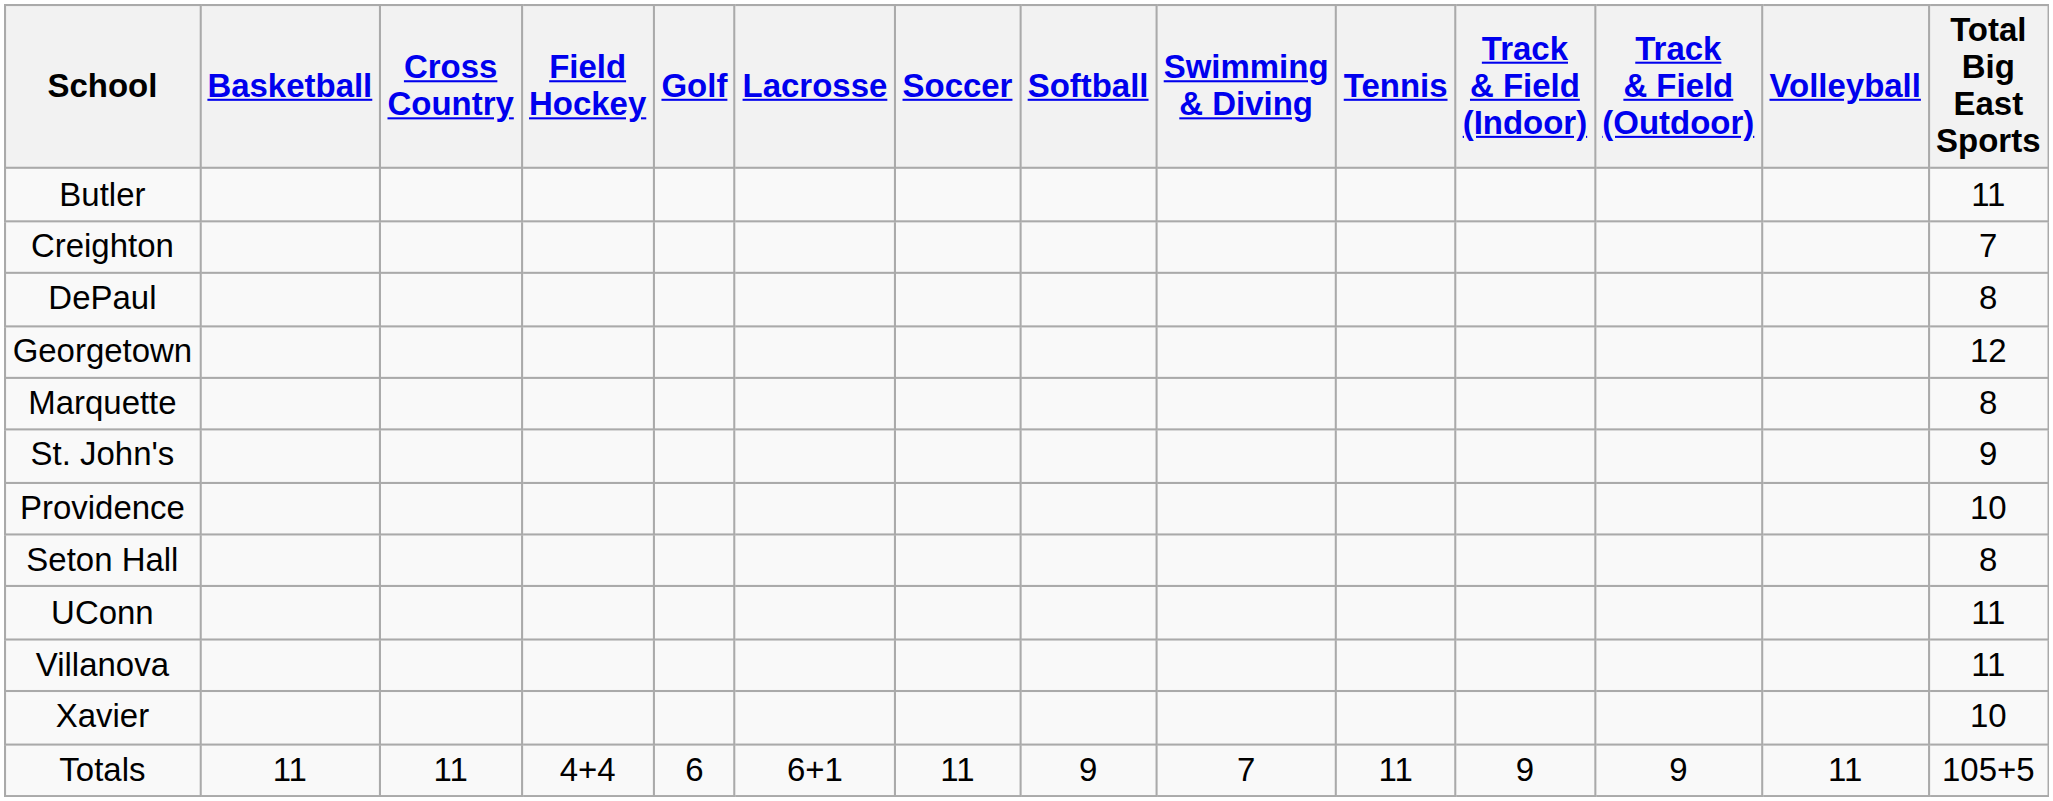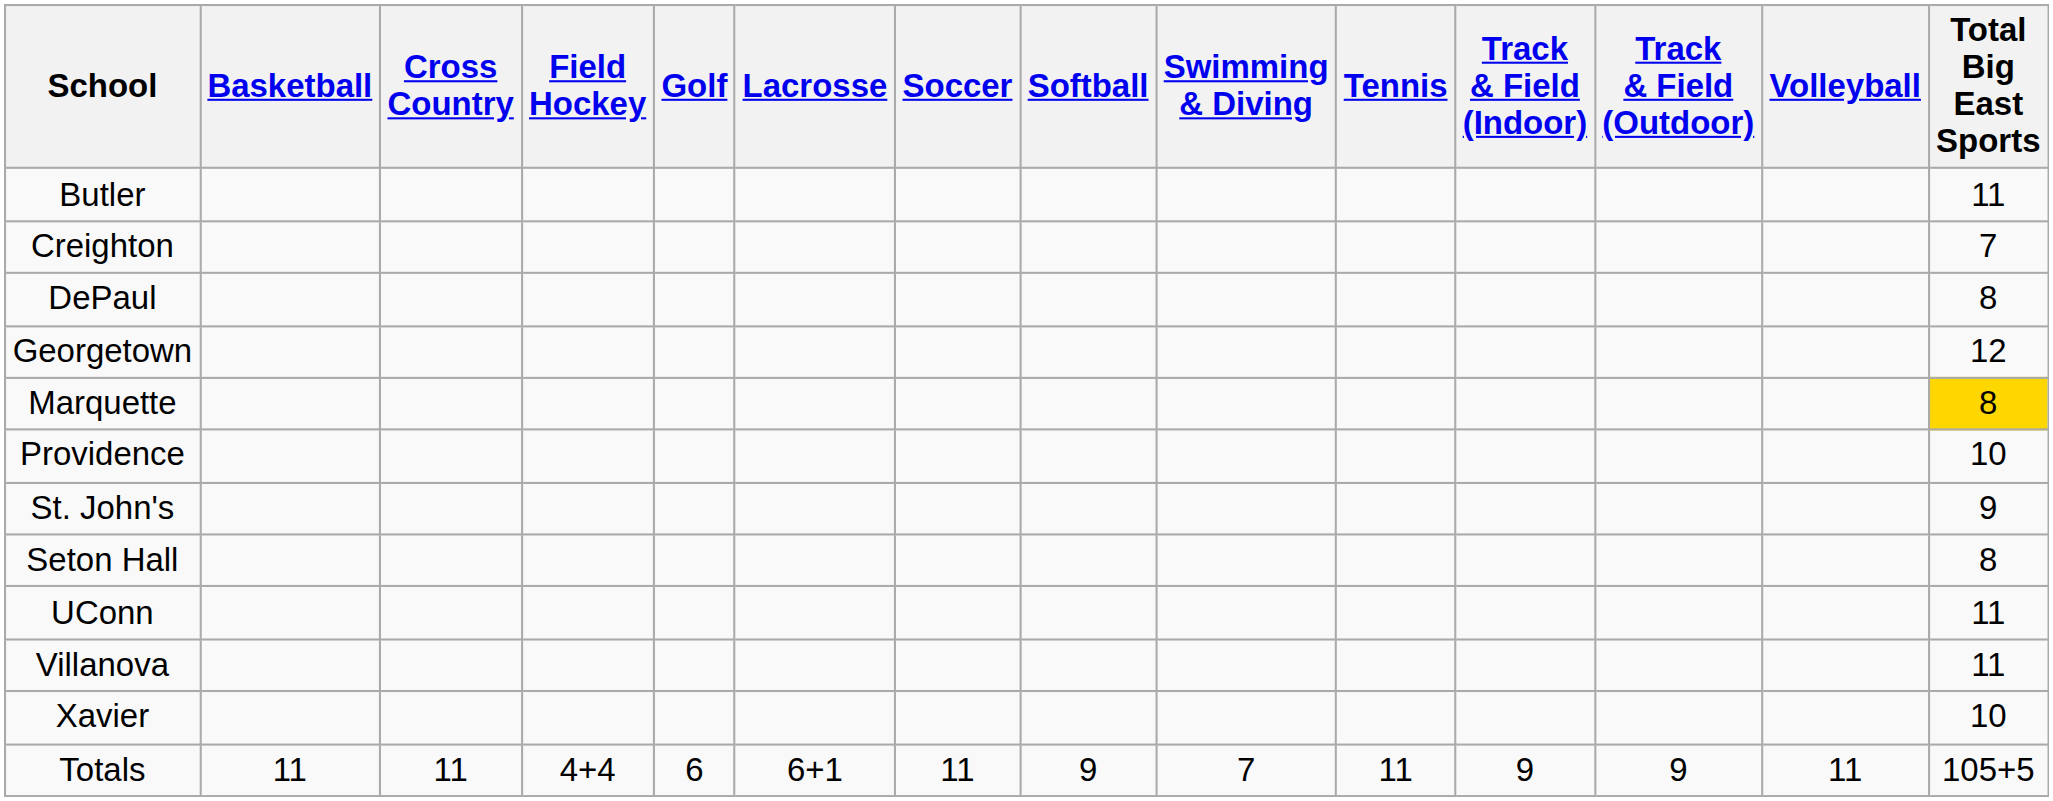(1988, 403) no background -> (1988, 403) gold background
rows swapped: (102, 507) <-> (102, 455)
